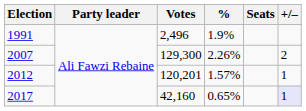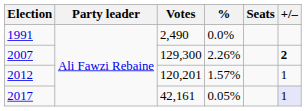(174, 34) 2,496 -> (174, 34) 2,490
(221, 34) 1.9% -> (221, 34) 0.0%
(284, 55) normal -> (284, 55) bold
(178, 95) 42,160 -> (178, 95) 42,161
(224, 95) 0.65% -> (224, 95) 0.05%
